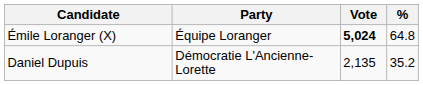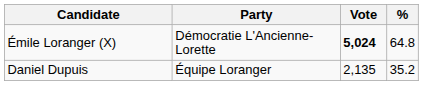(223, 35) Équipe Loranger -> (244, 42) Démocratie L'Ancienne-Lorette
(244, 63) Démocratie L'Ancienne-Lorette -> (223, 70) Équipe Loranger
